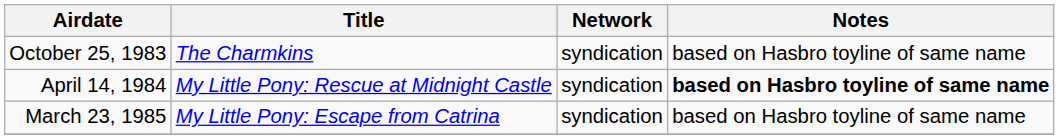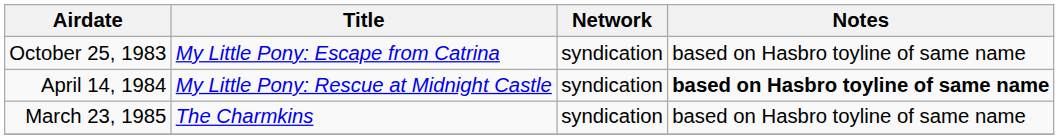(245, 52) The Charmkins -> (338, 52) My Little Pony: Escape from Catrina
(338, 117) My Little Pony: Escape from Catrina -> (245, 117) The Charmkins
